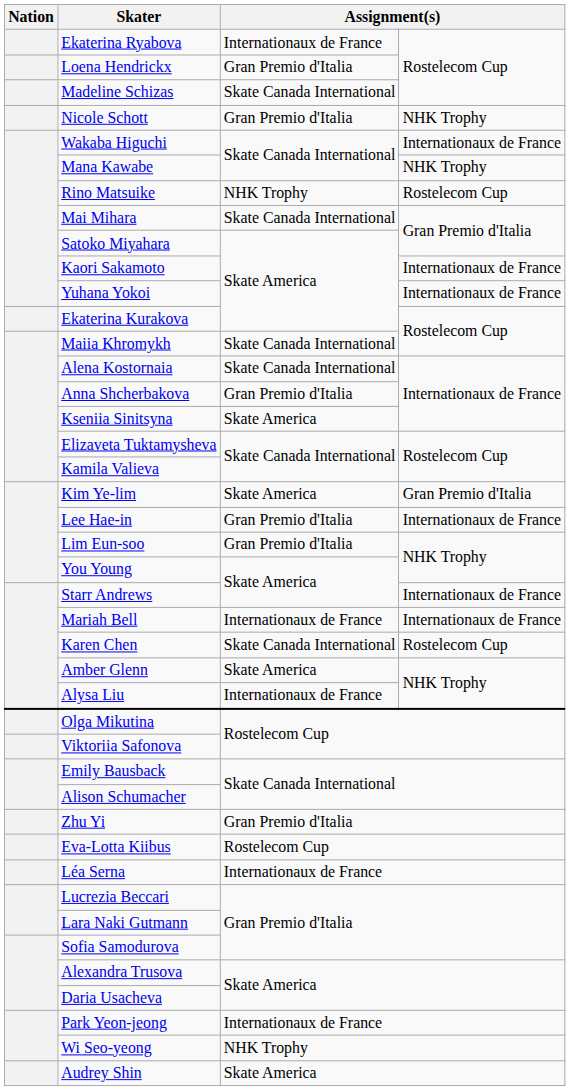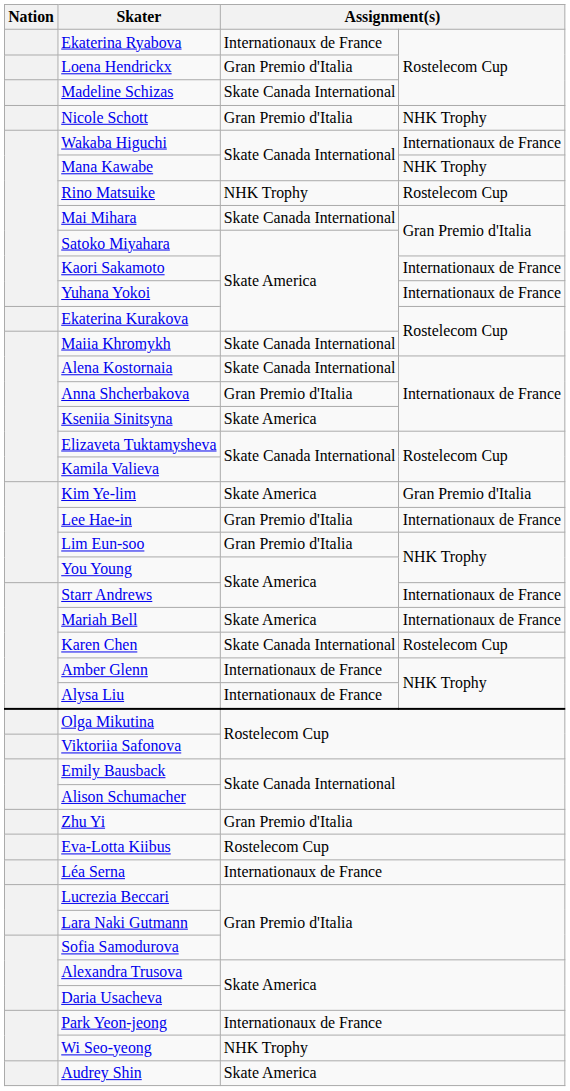(303, 619) Internationaux de France -> (270, 619) Skate America
(270, 670) Skate America -> (303, 670) Internationaux de France
